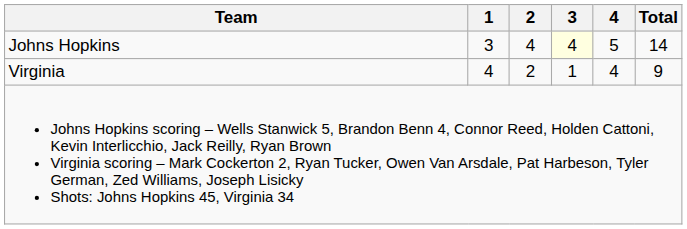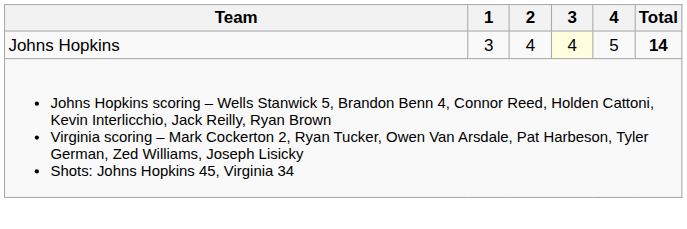(658, 44) normal -> (658, 44) bold
- row: (37, 71)
